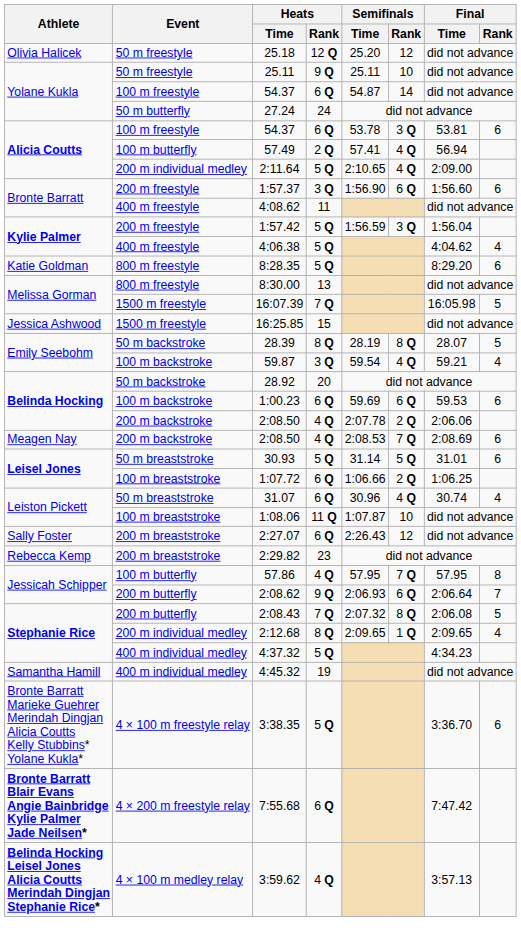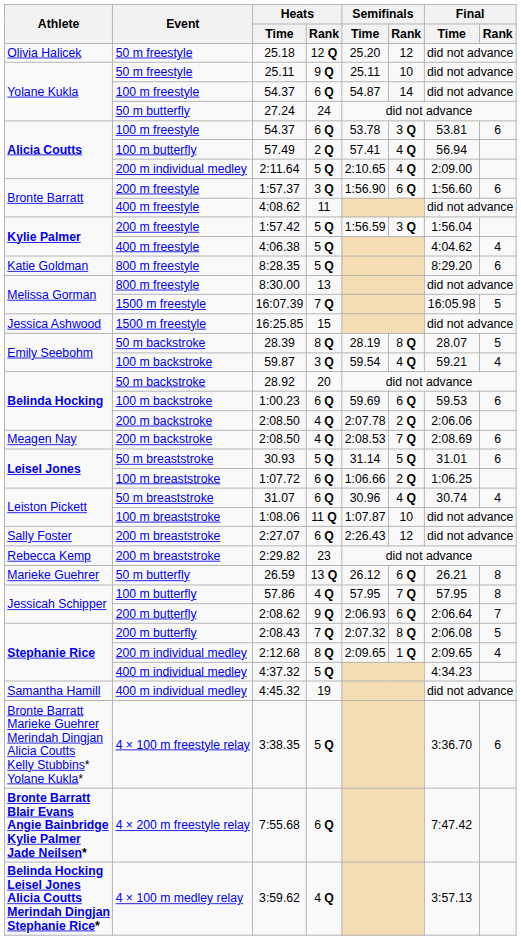+ row: (53, 575)
